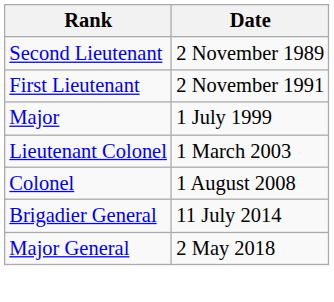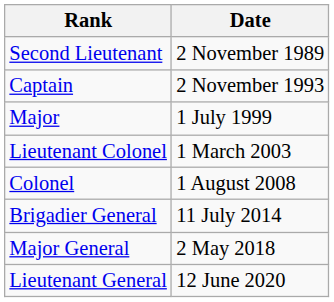- row: (74, 85)
+ row: (41, 85)
+ row: (88, 280)
